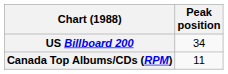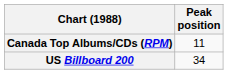rows swapped: (90, 60) <-> (90, 43)
